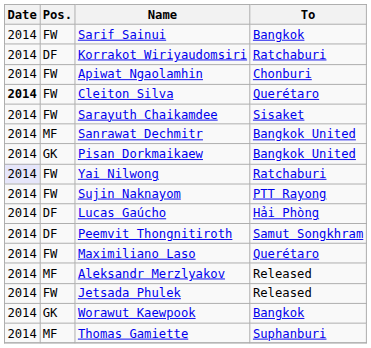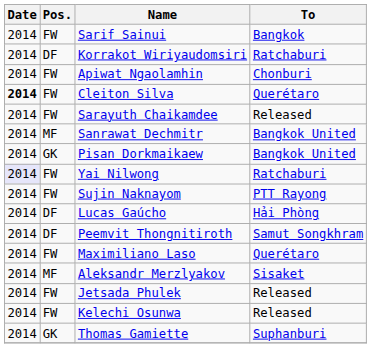(279, 114) Sisaket -> (282, 114) Released
(282, 273) Released -> (279, 273) Sisaket
- row: (137, 313)
+ row: (129, 313)
(50, 333) MF -> (50, 333) GK
